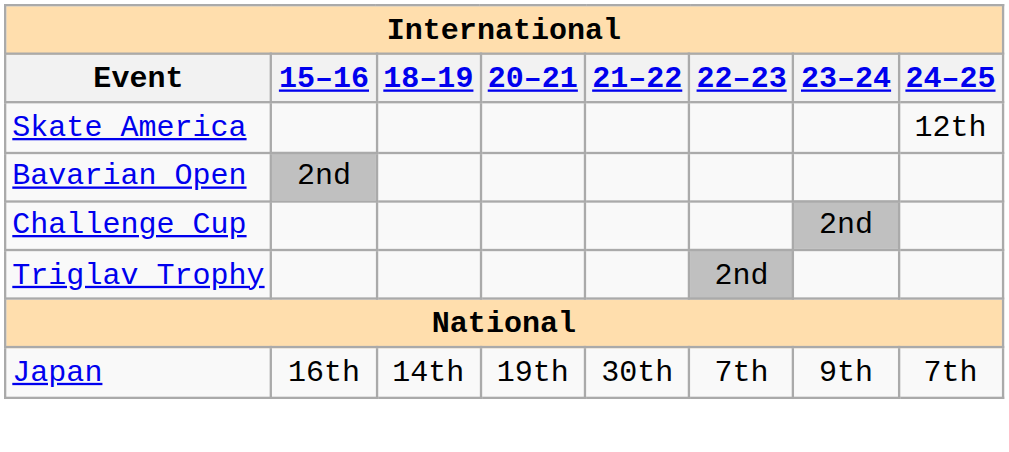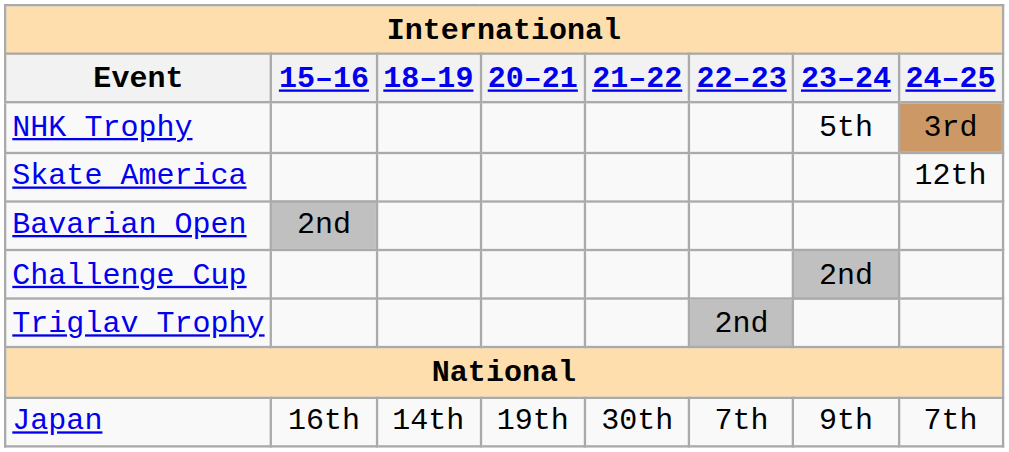+ row: (102, 128)
